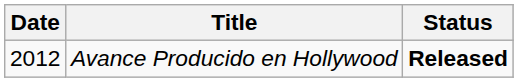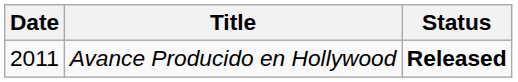(35, 58) 2012 -> (34, 58) 2011
